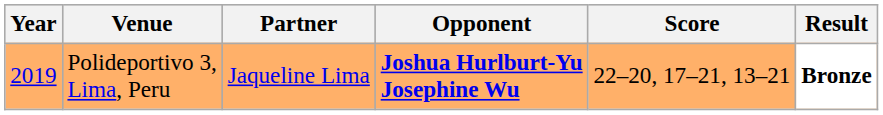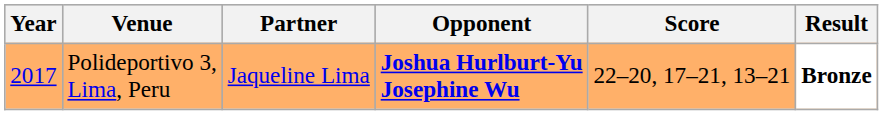(33, 75) 2019 -> (33, 75) 2017
